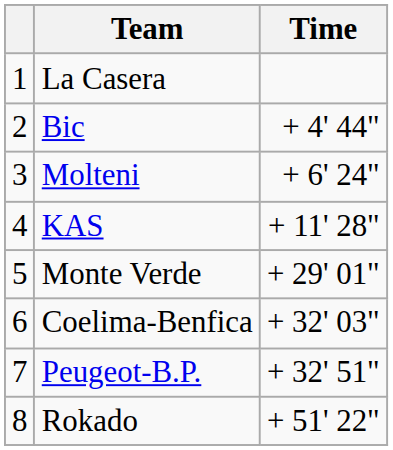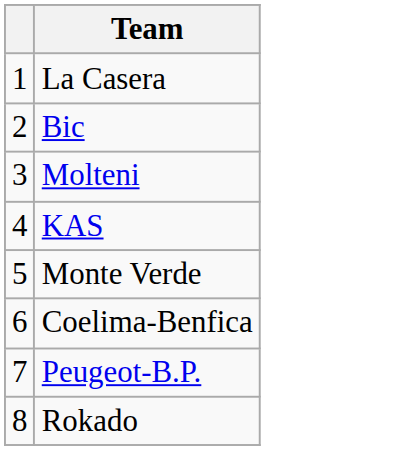- column: (323, 28)
